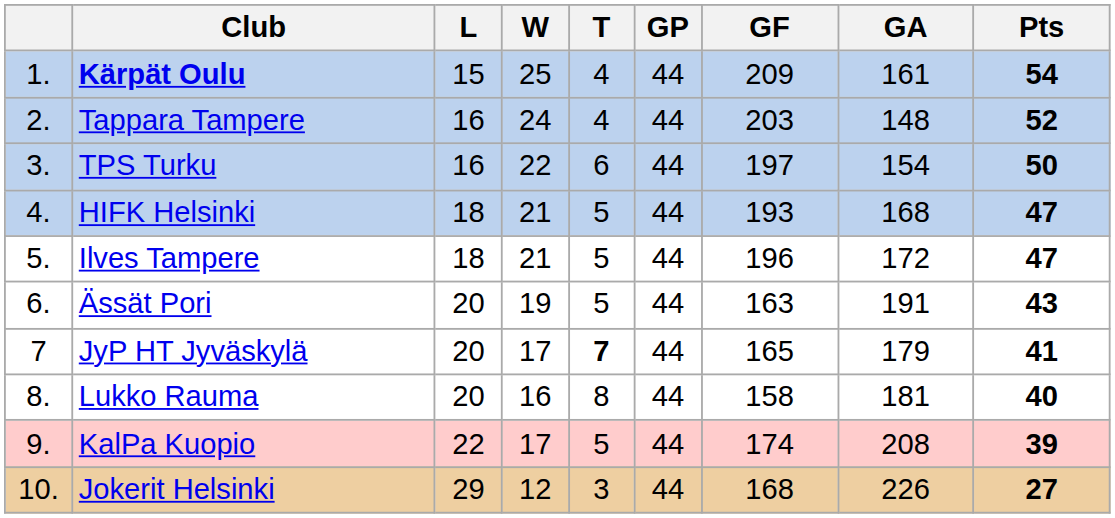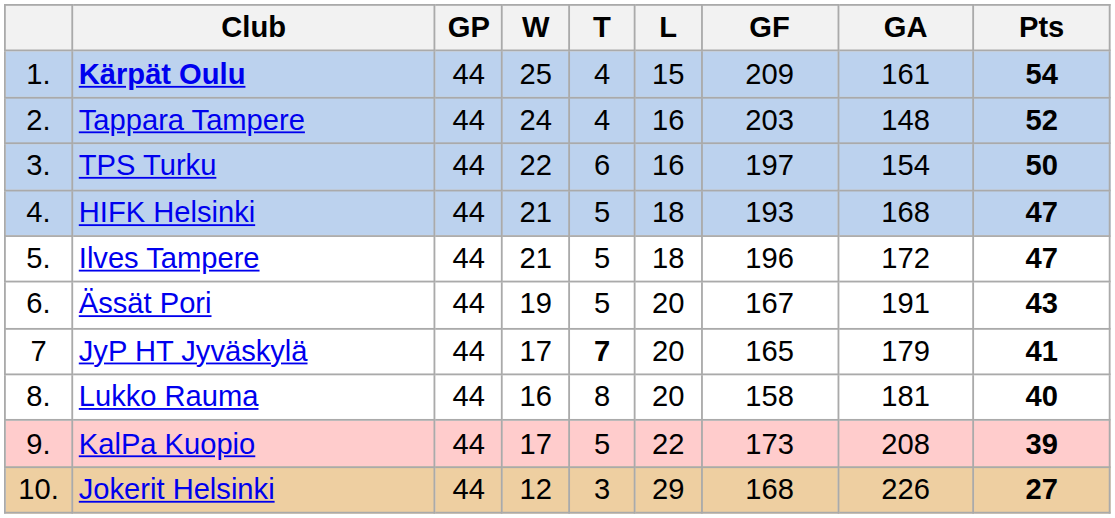columns swapped: (668, 27) <-> (468, 27)
(770, 304) 163 -> (770, 304) 167
(770, 443) 174 -> (770, 443) 173
